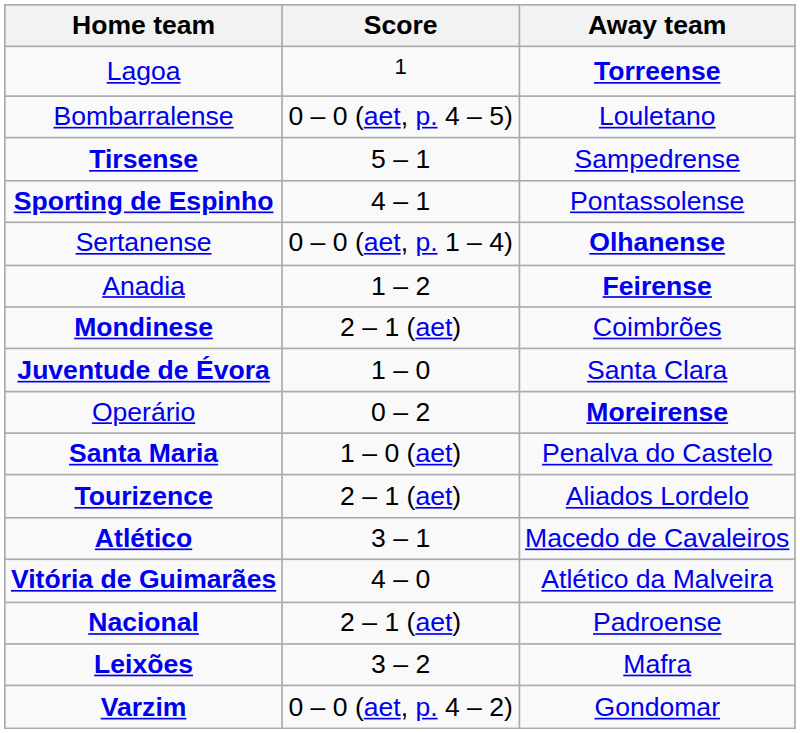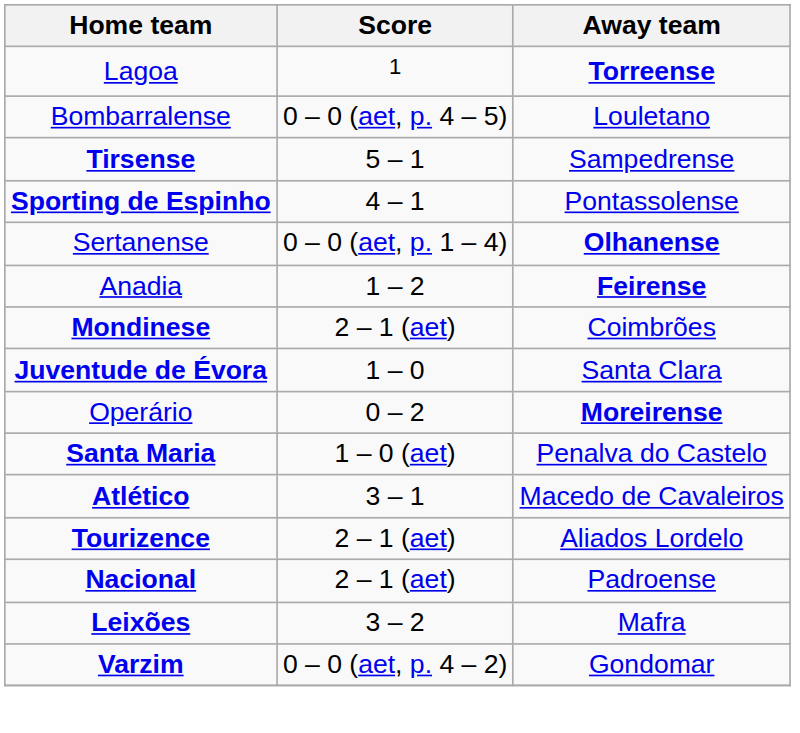rows swapped: (144, 538) <-> (144, 496)
- row: (144, 580)
